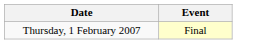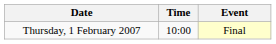+ column: (178, 13)
